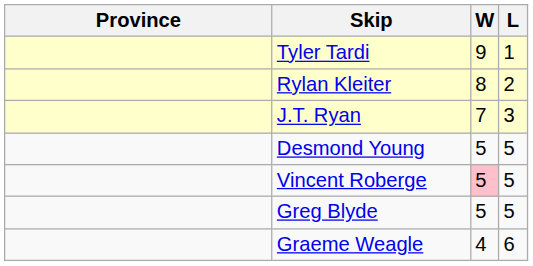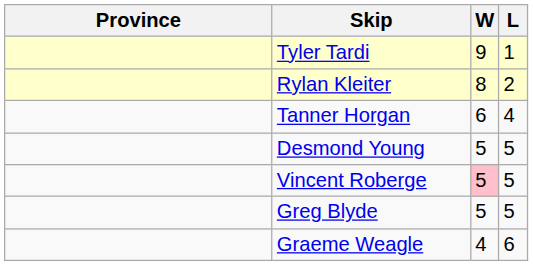- row: (319, 116)
+ row: (344, 116)
